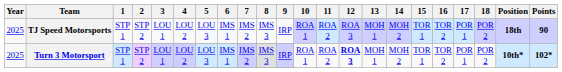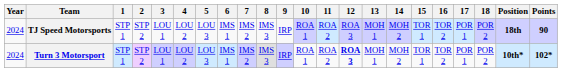(15, 30) 2025 -> (15, 30) 2024
(15, 55) 2025 -> (15, 55) 2024
